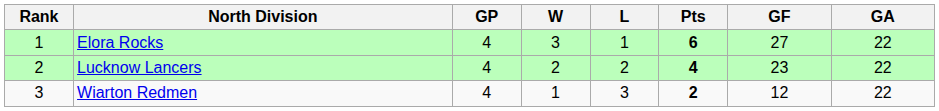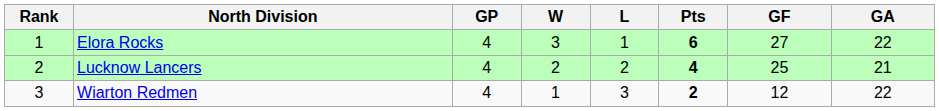(779, 67) 23 -> (779, 67) 25
(883, 67) 22 -> (883, 67) 21
